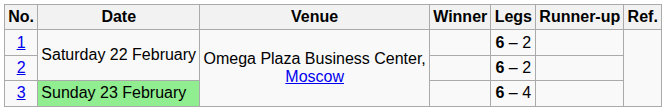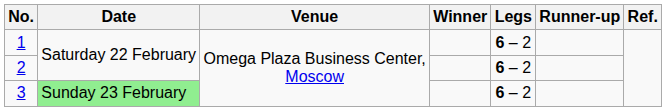(513, 93) 6 – 4 -> (513, 93) 6 – 2
